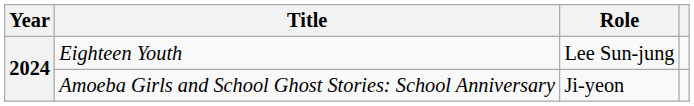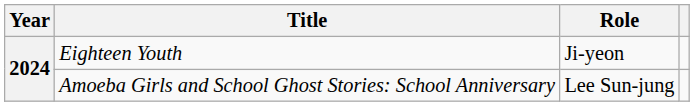(619, 52) Lee Sun-jung -> (594, 52) Ji-yeon
(594, 85) Ji-yeon -> (619, 85) Lee Sun-jung
